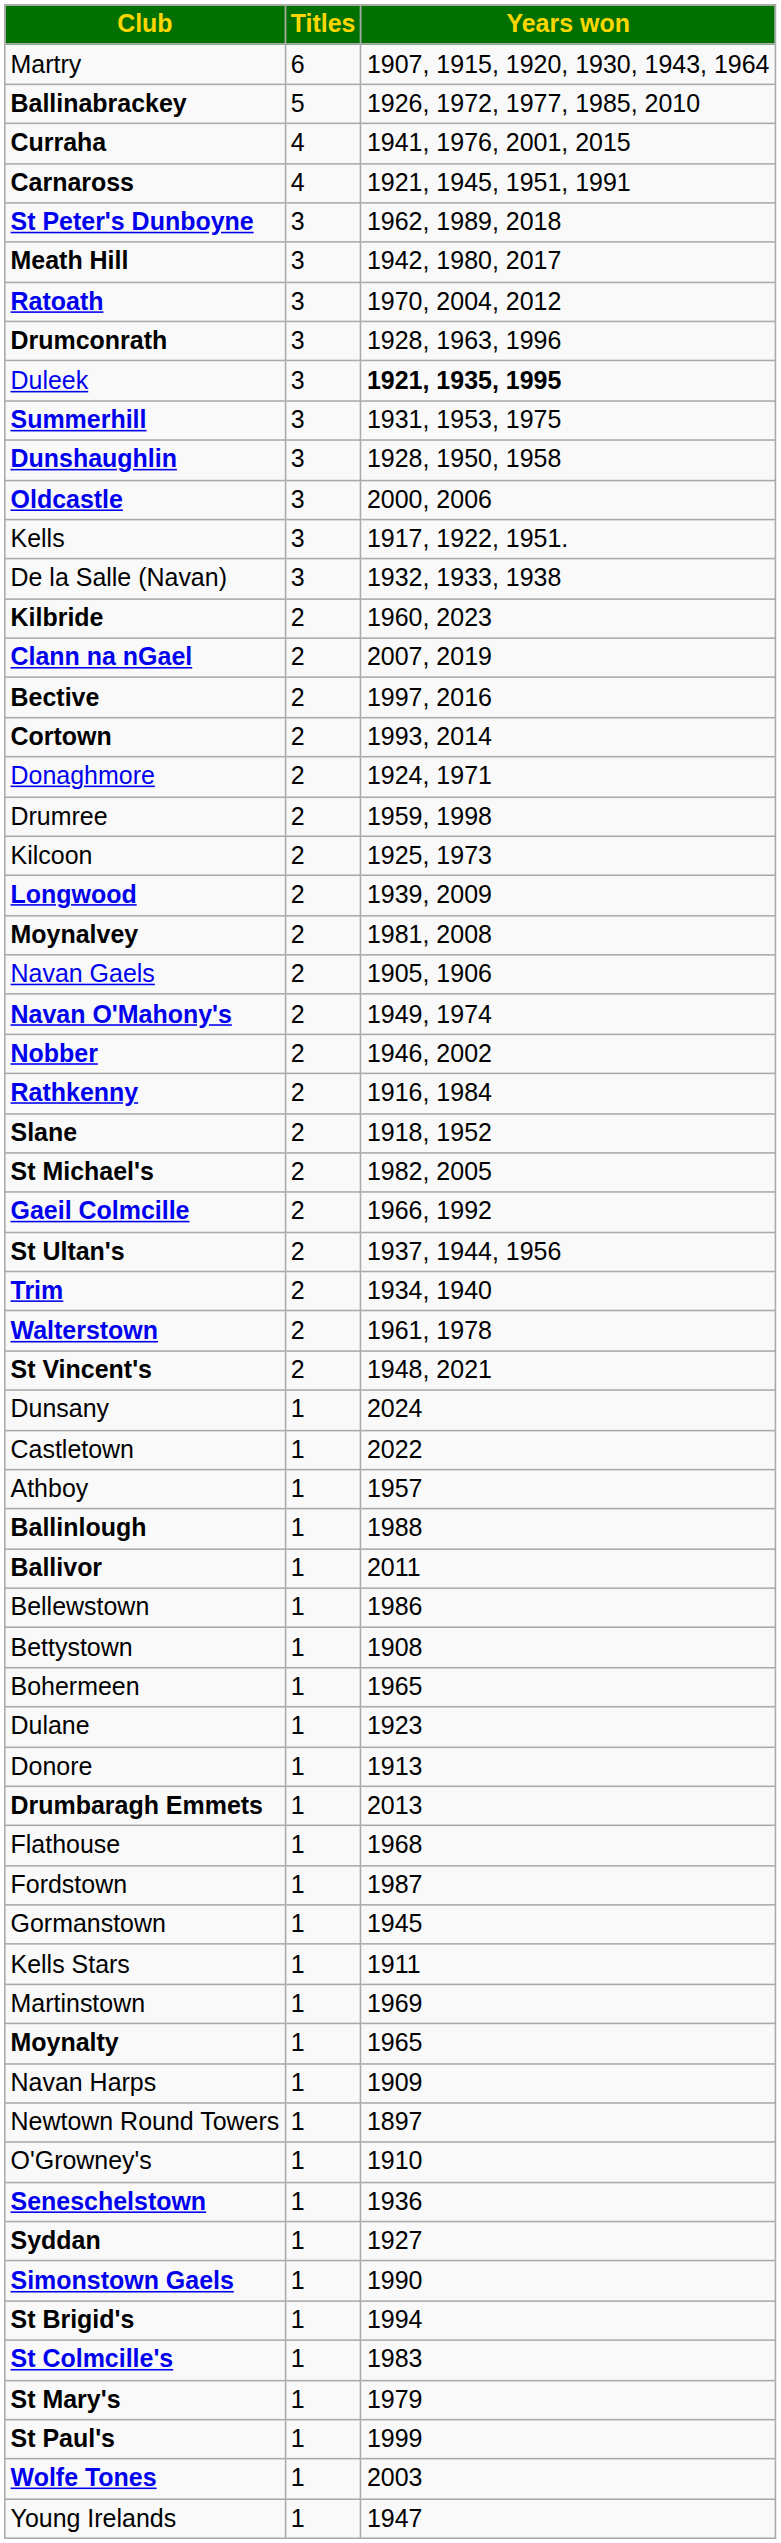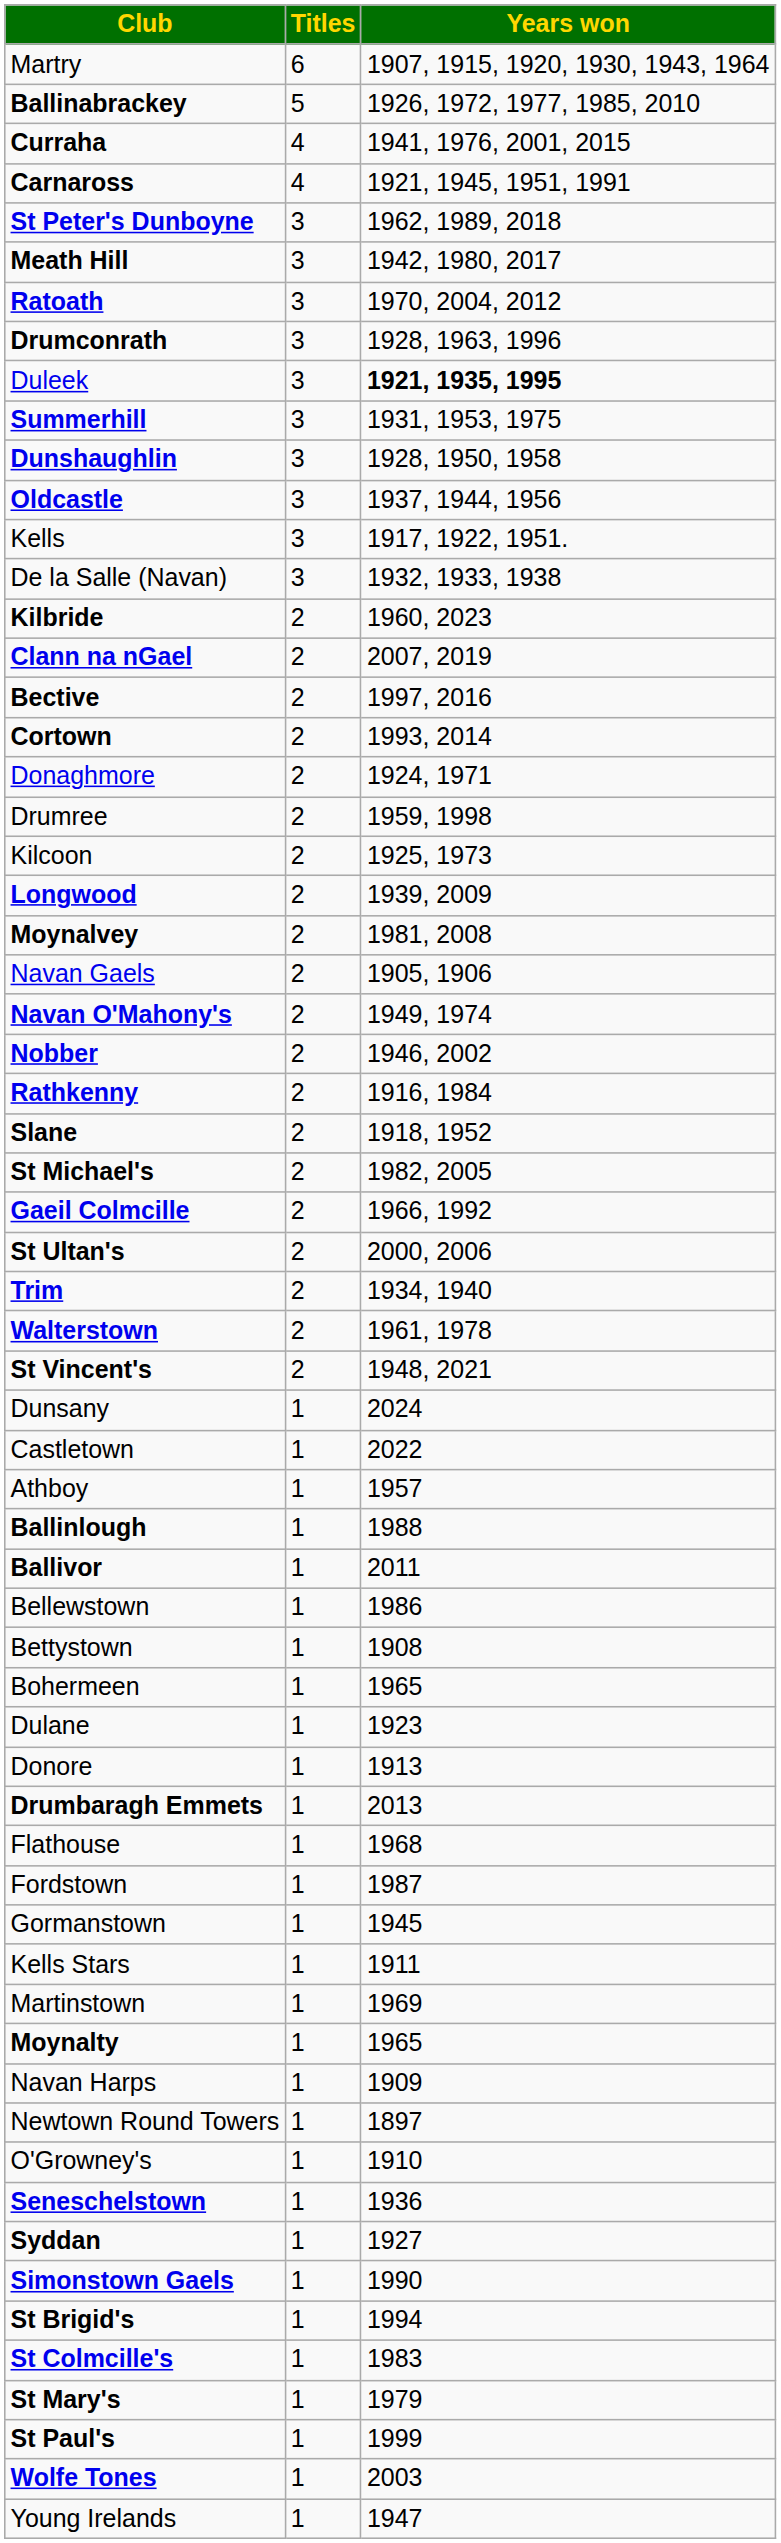(429, 499) 2000, 2006 -> (464, 499) 1937, 1944, 1956
(464, 1251) 1937, 1944, 1956 -> (429, 1251) 2000, 2006
